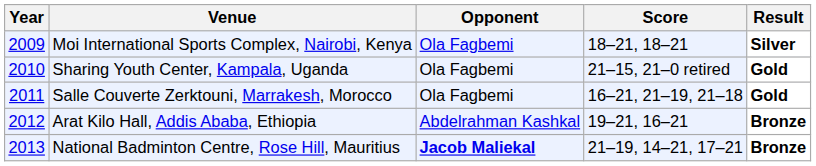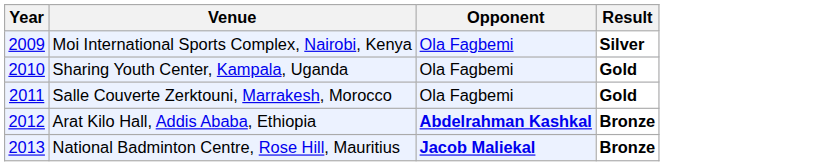- column: (665, 18)
(500, 122) normal -> (506, 122) bold
